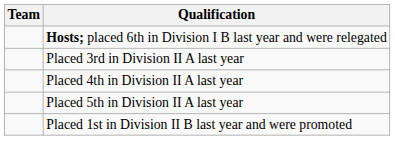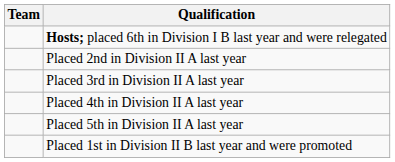+ row: (146, 59)
